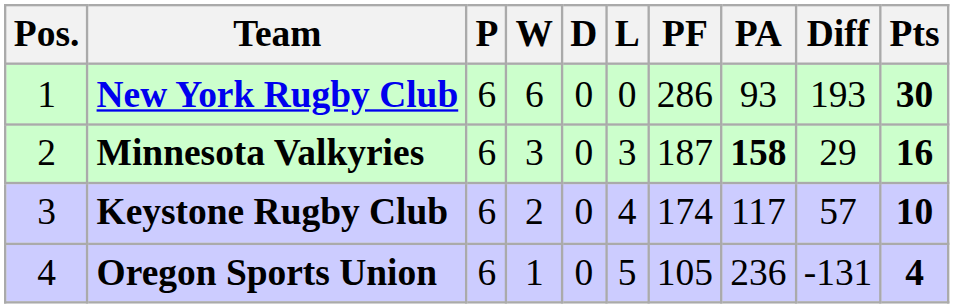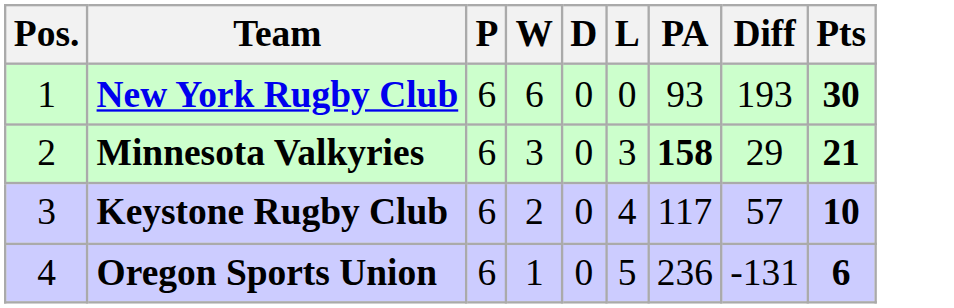- column: (685, 34)
(915, 152) 16 -> (841, 152) 21
(915, 271) 4 -> (841, 271) 6
